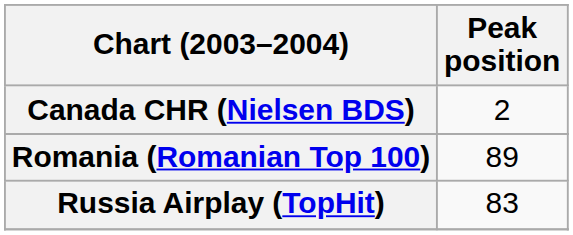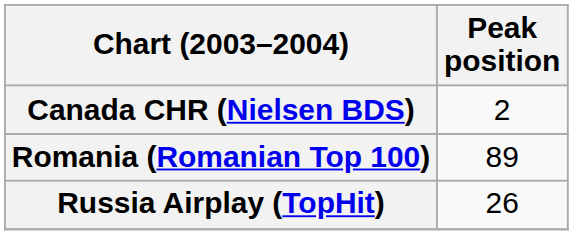(502, 204) 83 -> (502, 204) 26
